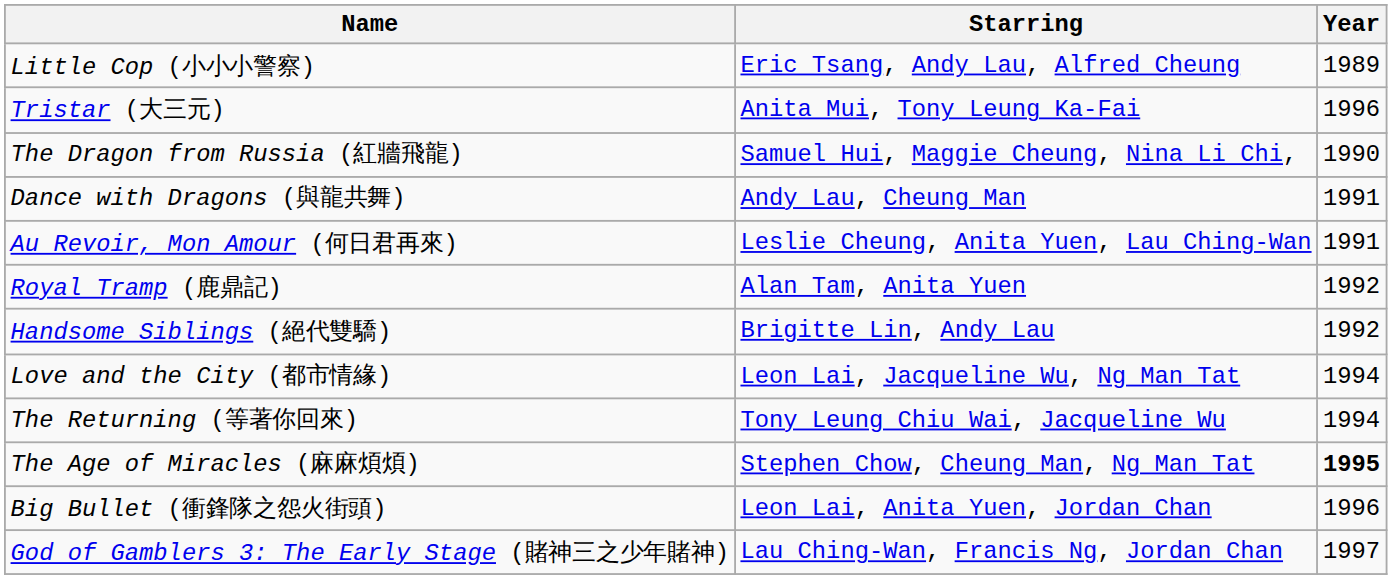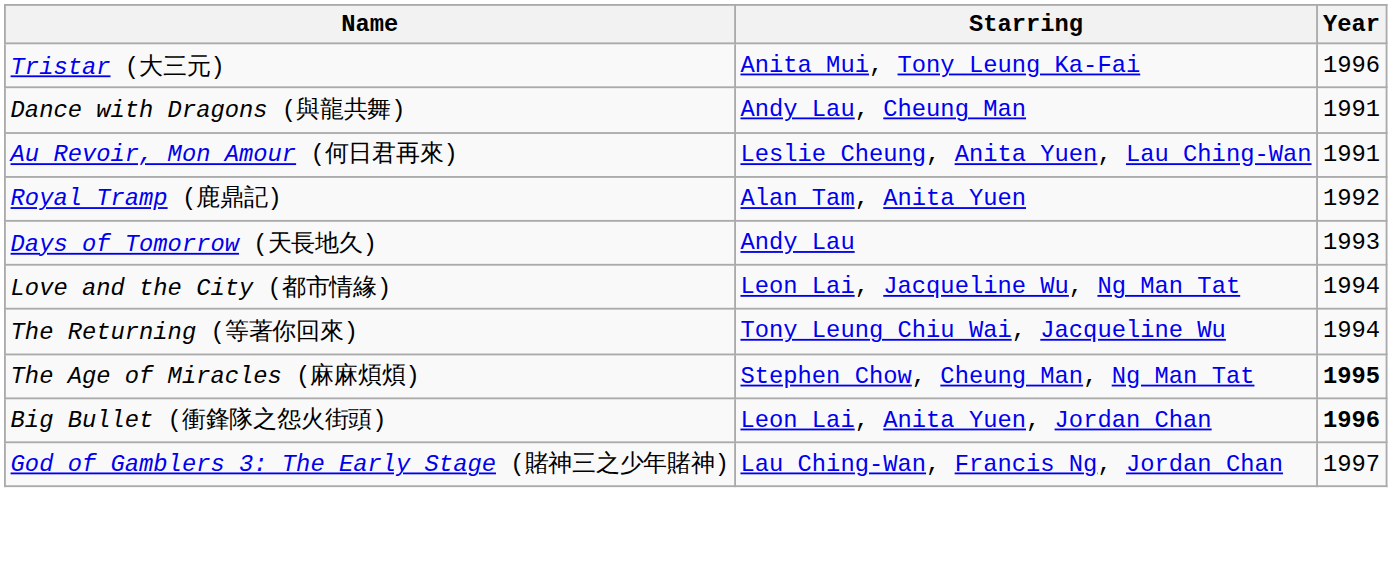- row: (163, 67)
- row: (237, 155)
- row: (201, 332)
+ row: (194, 244)
(1351, 508) normal -> (1351, 420) bold
